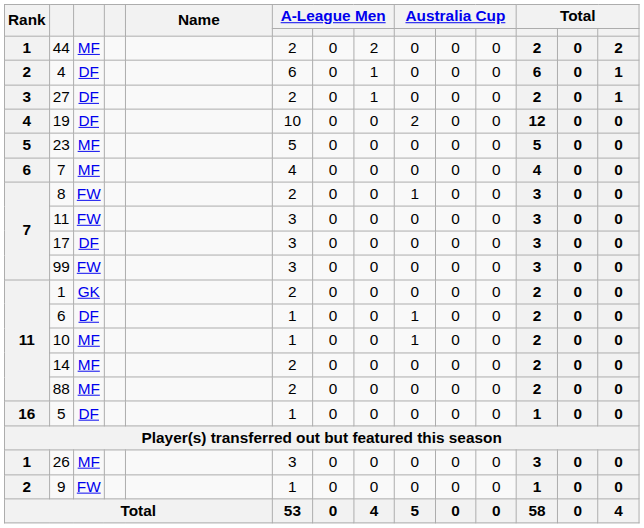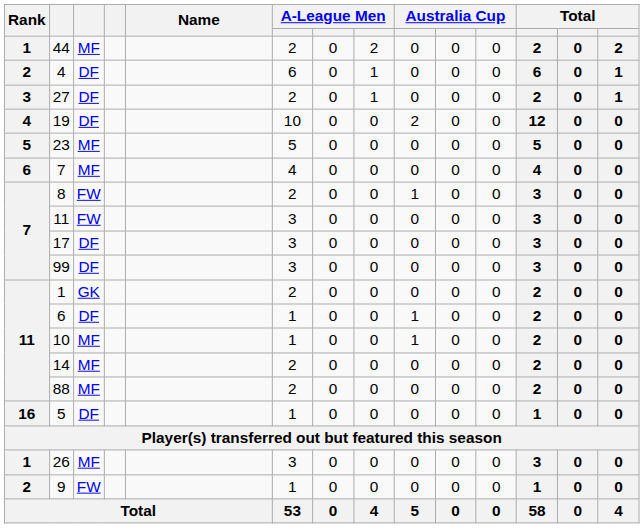(89, 267) FW -> (89, 267) DF
